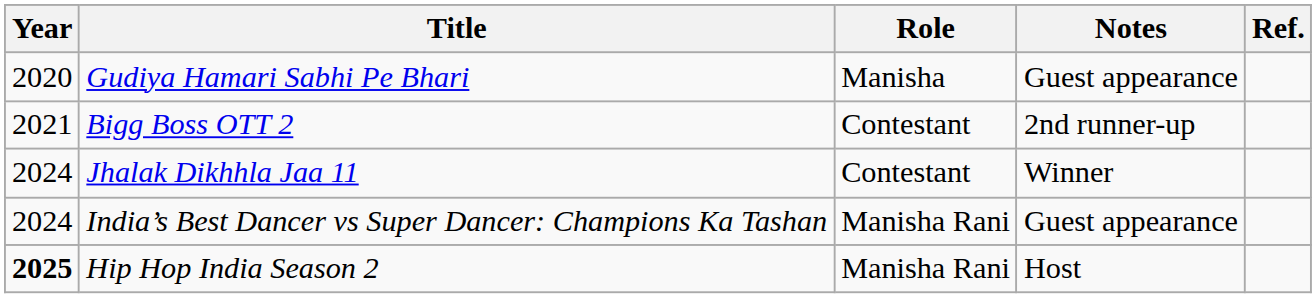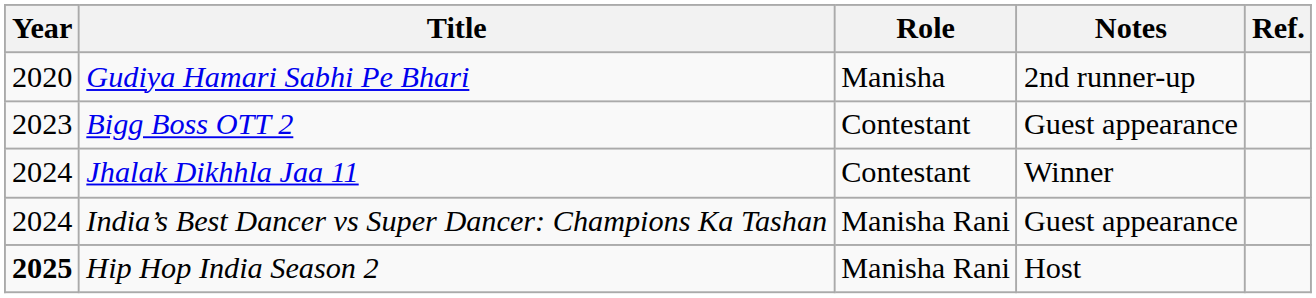(1131, 76) Guest appearance -> (1110, 76) 2nd runner-up
(42, 124) 2021 -> (42, 124) 2023
(1110, 124) 2nd runner-up -> (1131, 124) Guest appearance
